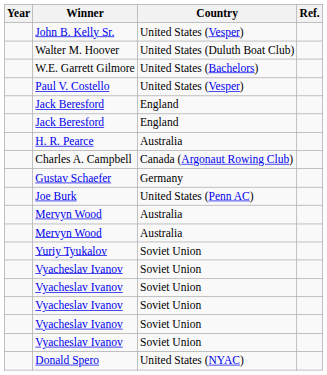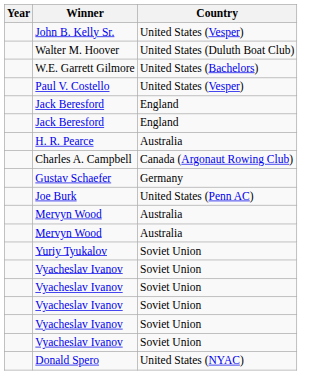- column: (310, 13)
